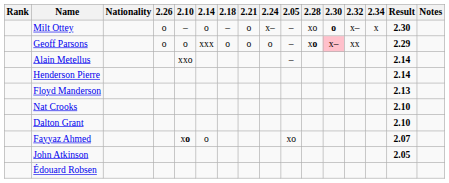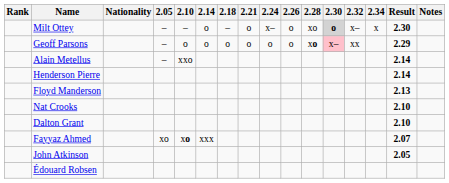columns swapped: (291, 12) <-> (164, 12)
(334, 28) no background -> (334, 28) lightgrey background
(206, 44) xxx -> (206, 44) o
(206, 138) o -> (206, 138) xxx
